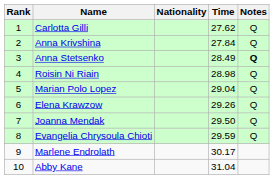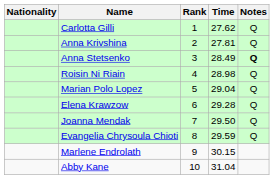columns swapped: (18, 12) <-> (182, 12)
(223, 43) 27.84 -> (223, 43) 27.81
(223, 105) 29.26 -> (223, 105) 29.28
(223, 151) 30.17 -> (223, 151) 30.15
